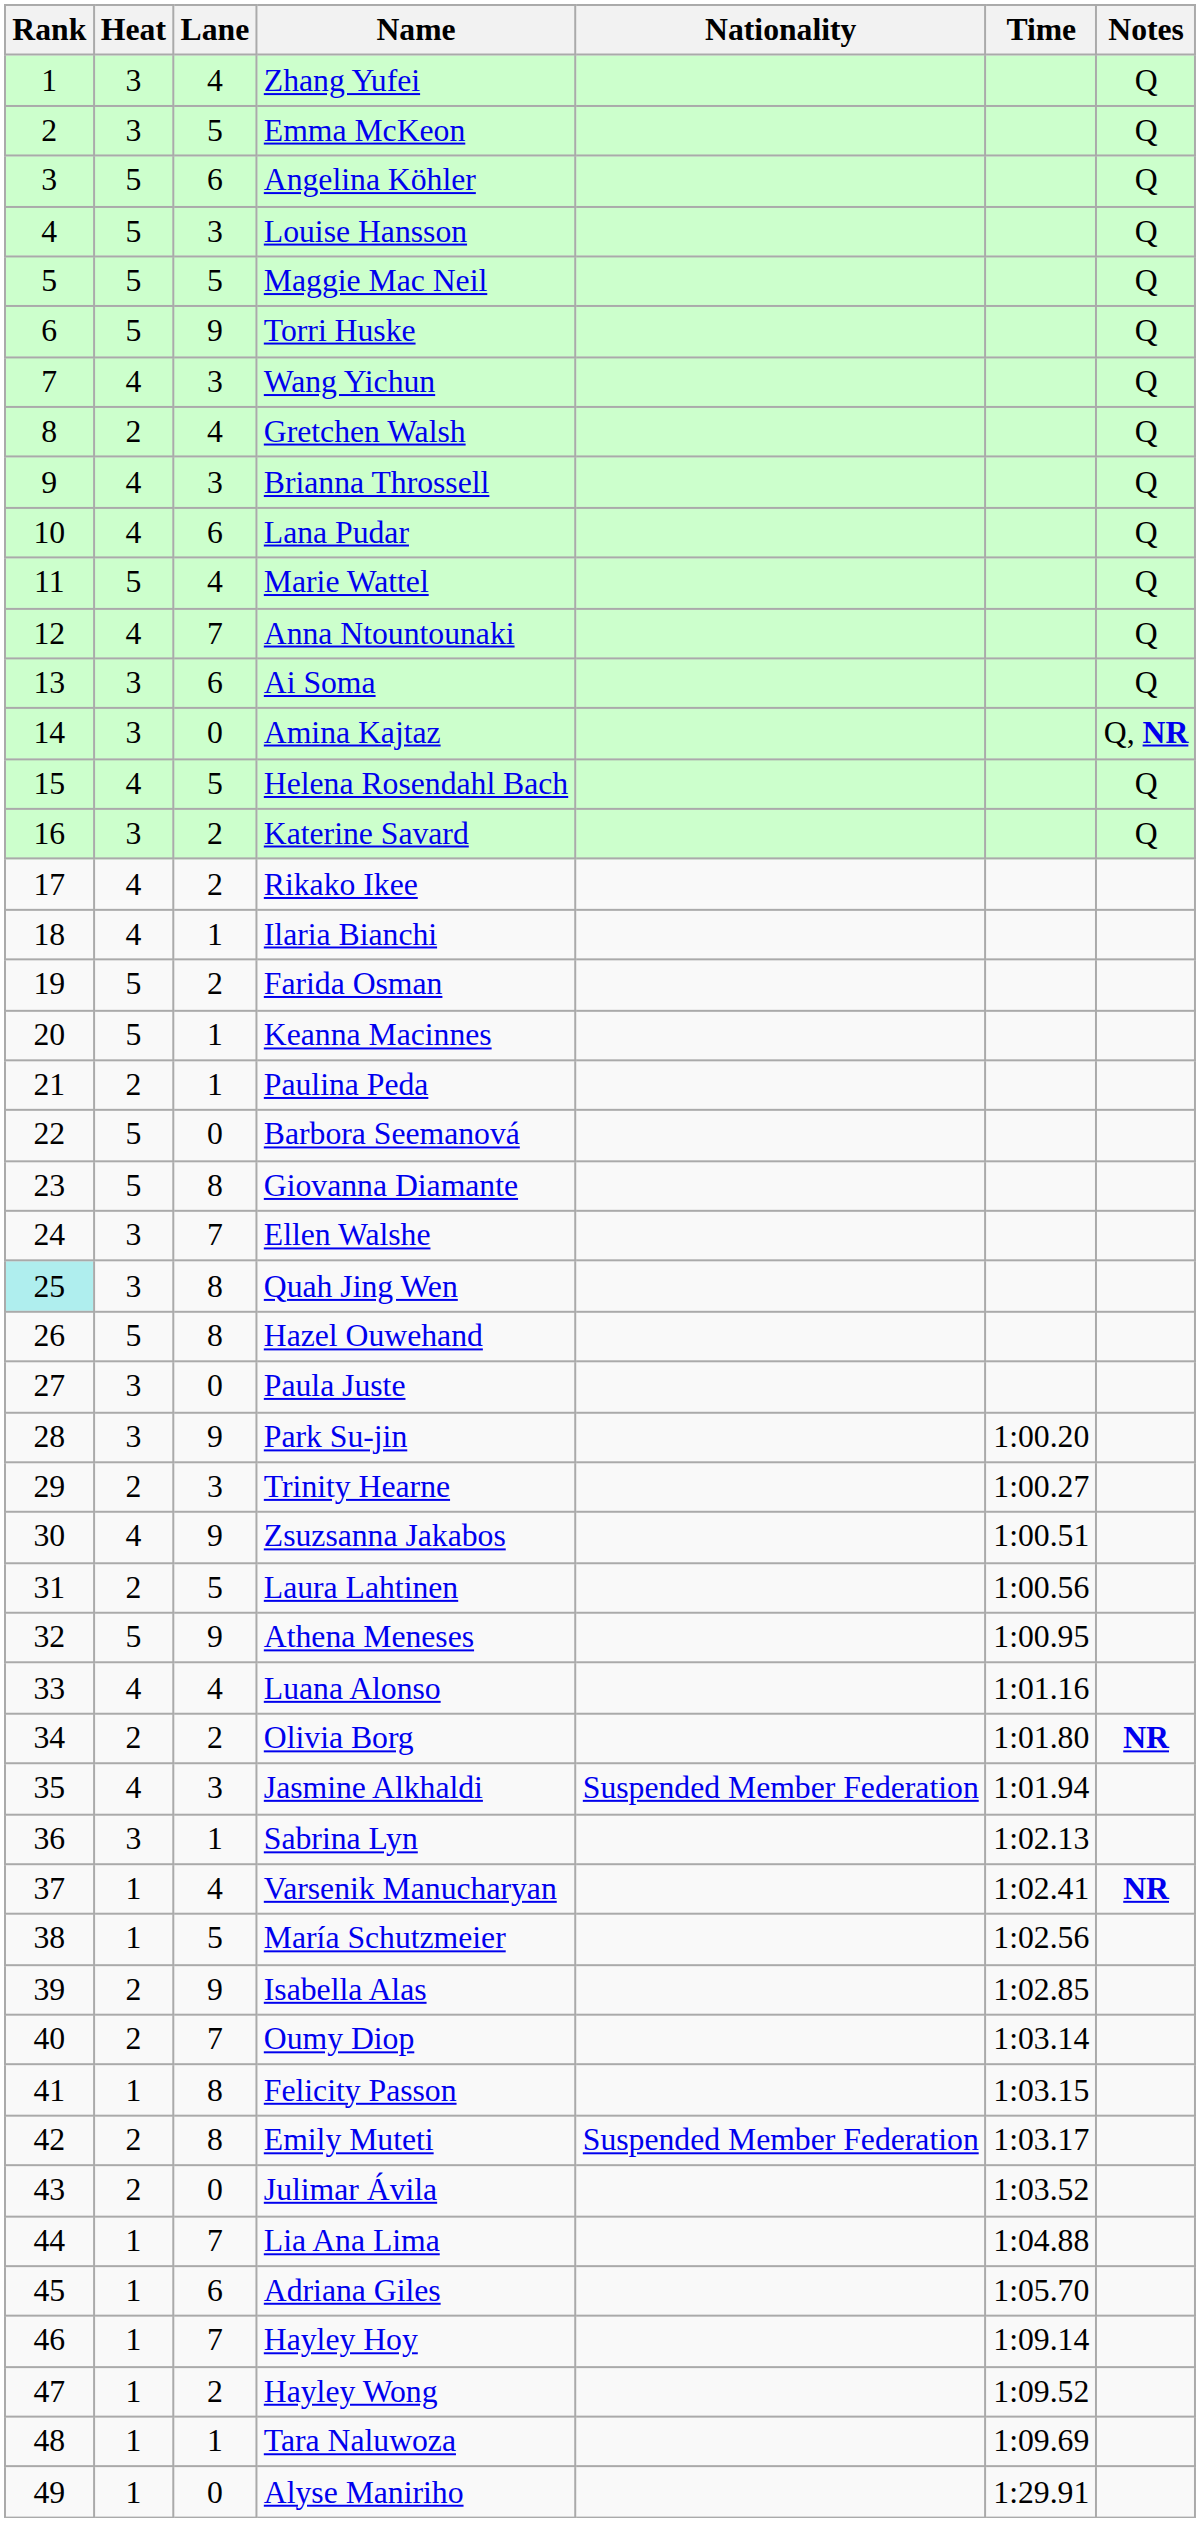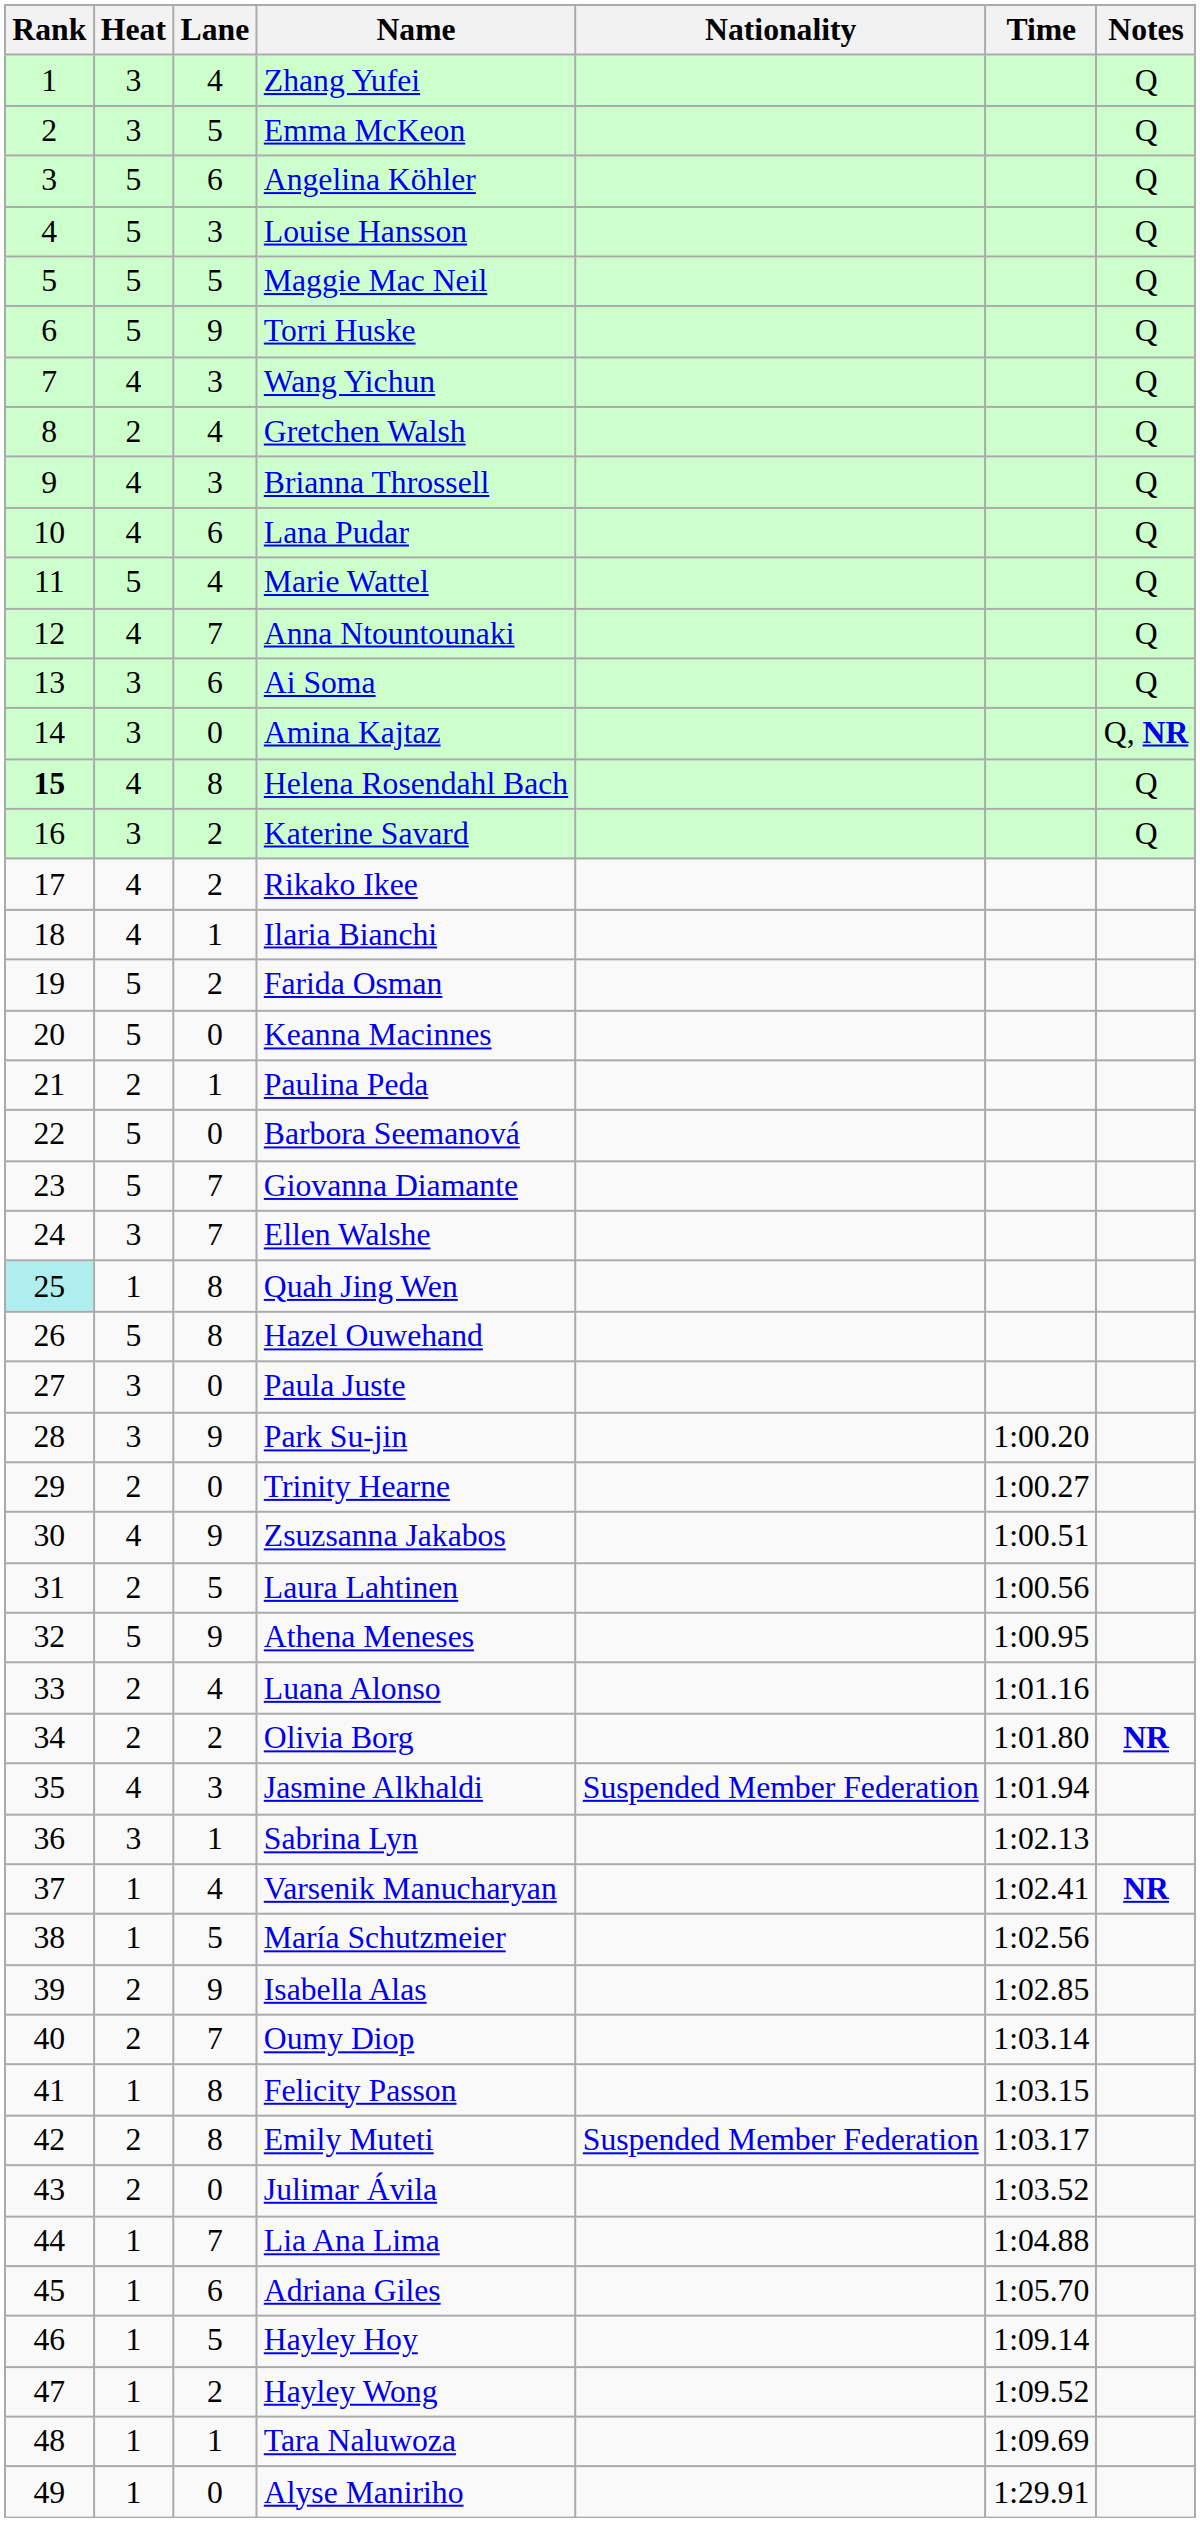(49, 783) normal -> (49, 783) bold
(215, 783) 5 -> (215, 783) 8
(215, 1034) 1 -> (215, 1034) 0
(215, 1185) 8 -> (215, 1185) 7
(133, 1285) 3 -> (133, 1285) 1
(215, 1486) 3 -> (215, 1486) 0
(133, 1687) 4 -> (133, 1687) 2
(215, 2340) 7 -> (215, 2340) 5
